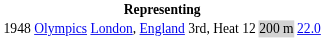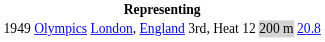(17, 28) 1948 -> (17, 28) 1949
(309, 28) 22.0 -> (309, 28) 20.8
